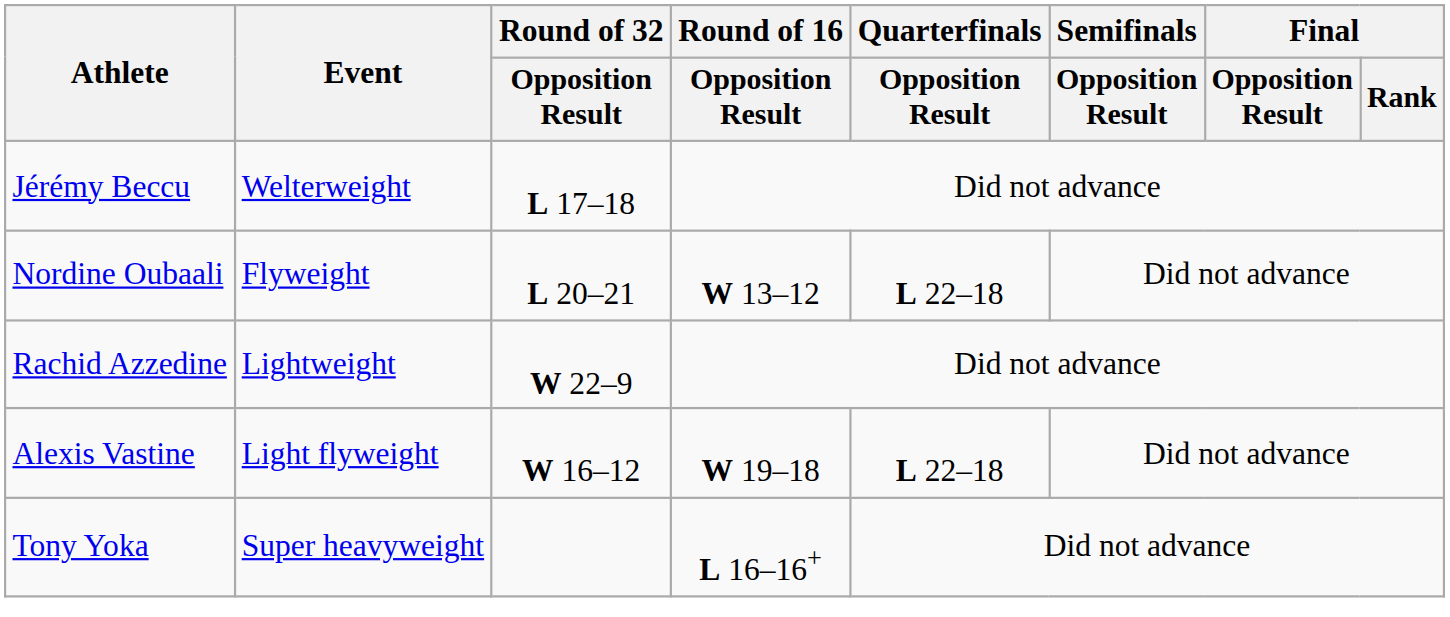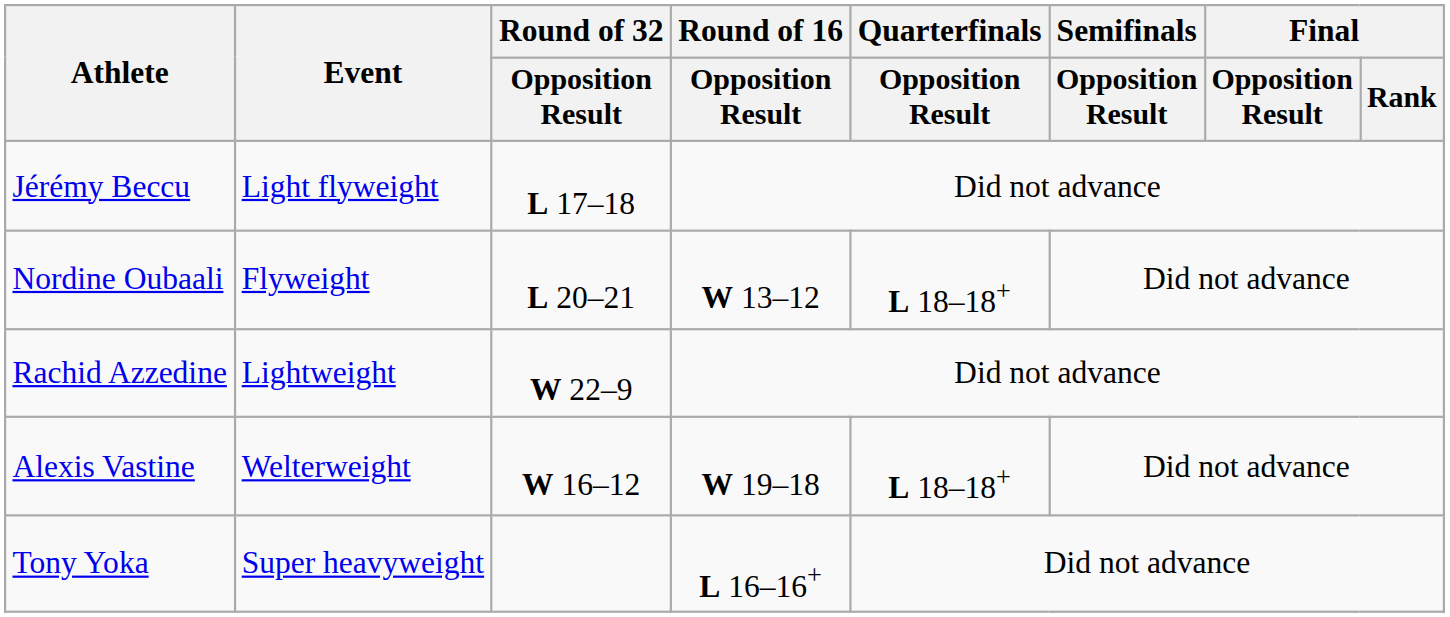(326, 185) Welterweight -> (340, 185) Light flyweight
(950, 293) L 22–18 -> (950, 297) L 18–18+
(340, 453) Light flyweight -> (326, 465) Welterweight
(950, 472) L 22–18 -> (950, 484) L 18–18+
